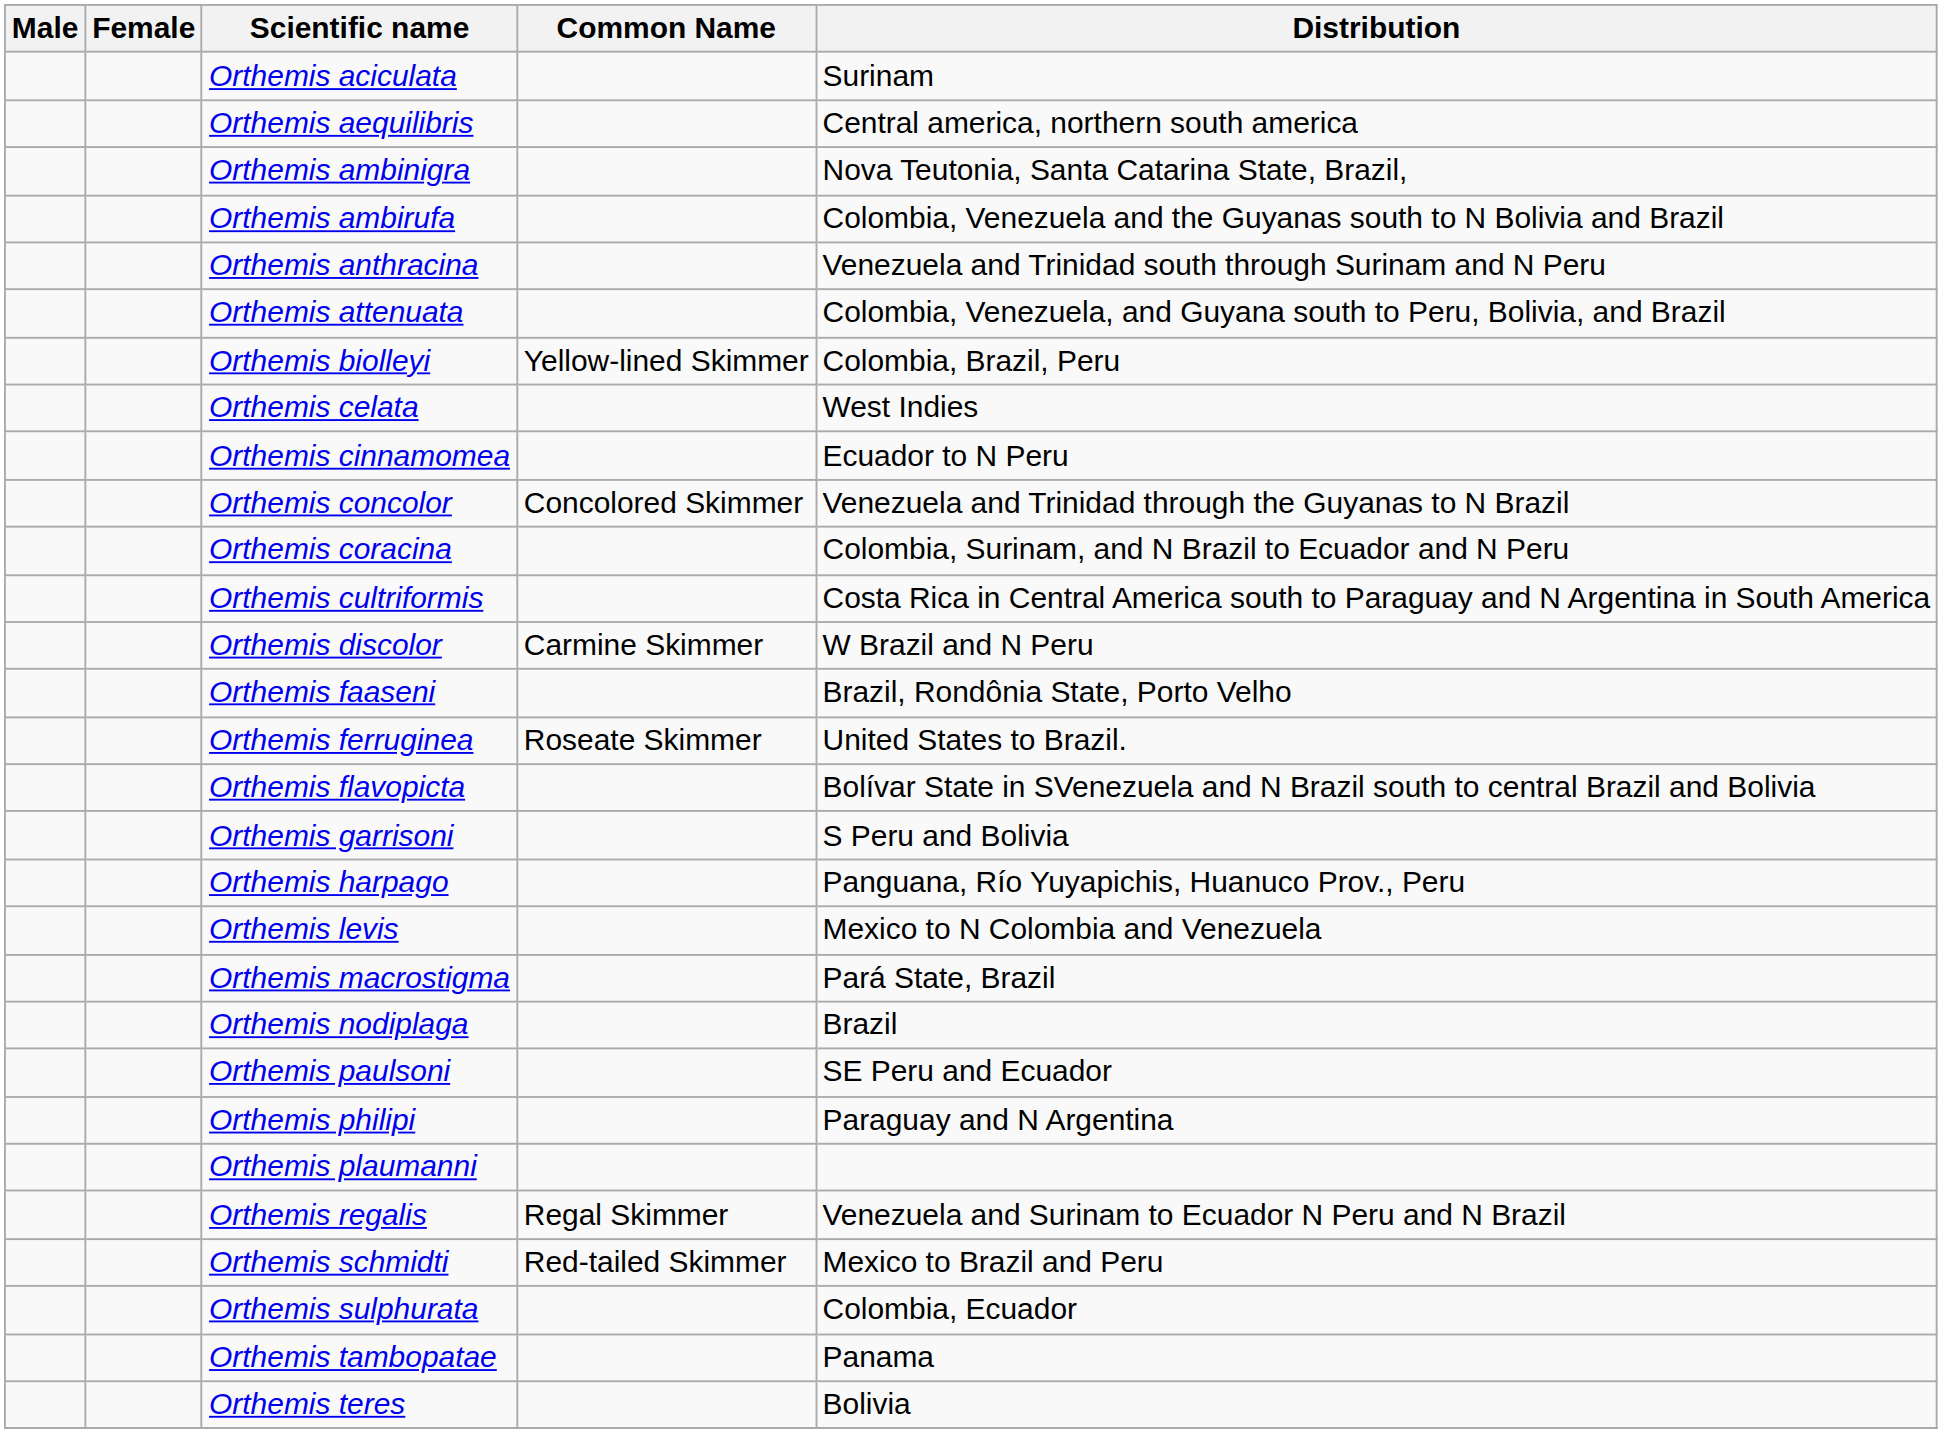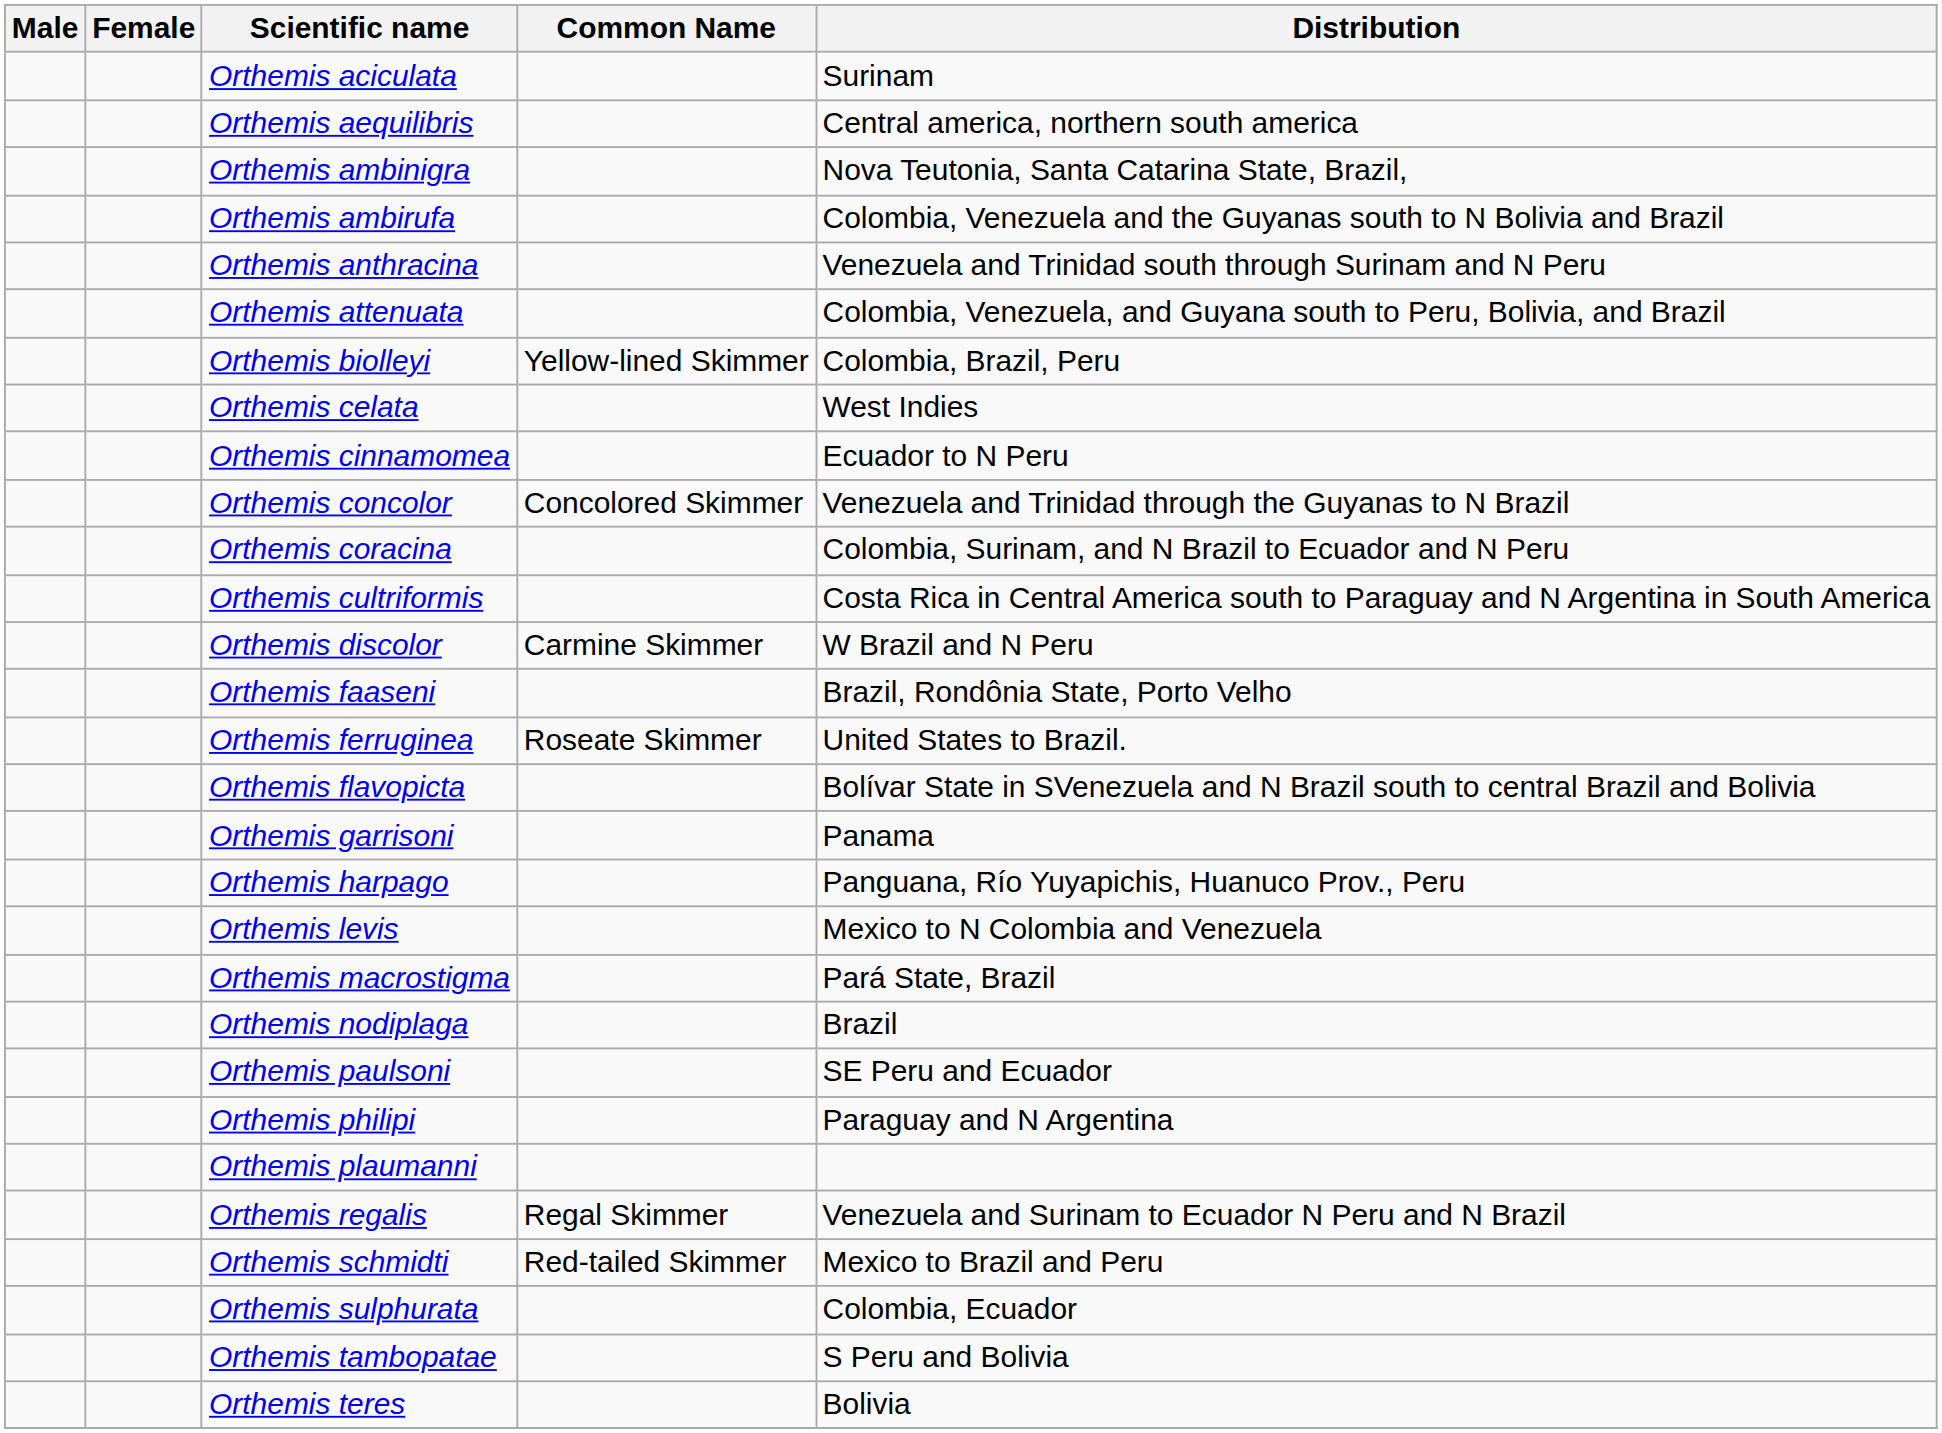(946, 834) S Peru and Bolivia -> (878, 834) Panama
(878, 1356) Panama -> (946, 1356) S Peru and Bolivia
